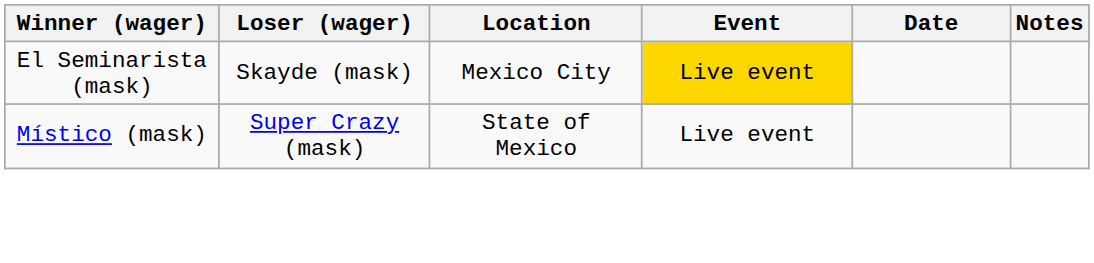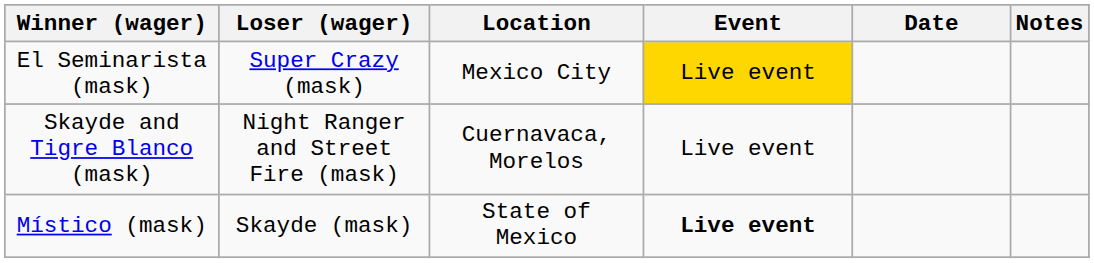(325, 73) Skayde (mask) -> (324, 73) Super Crazy (mask)
+ row: (112, 149)
(325, 136) Super Crazy (mask) -> (324, 225) Skayde (mask)
(747, 136) normal -> (748, 225) bold
